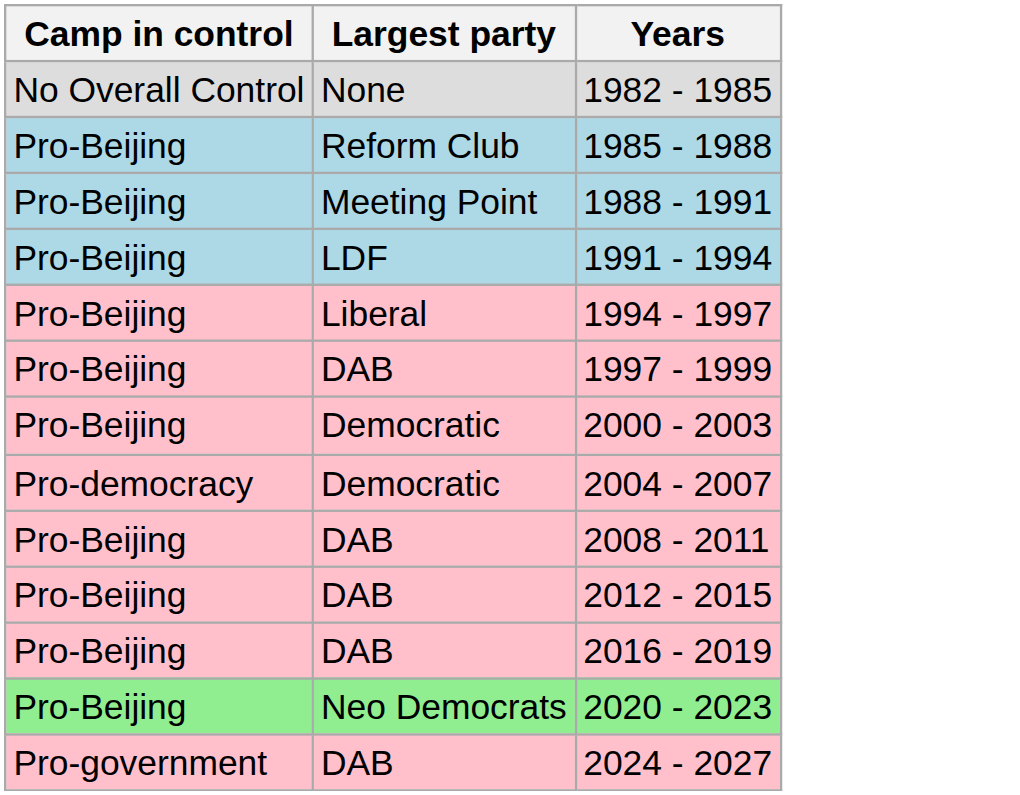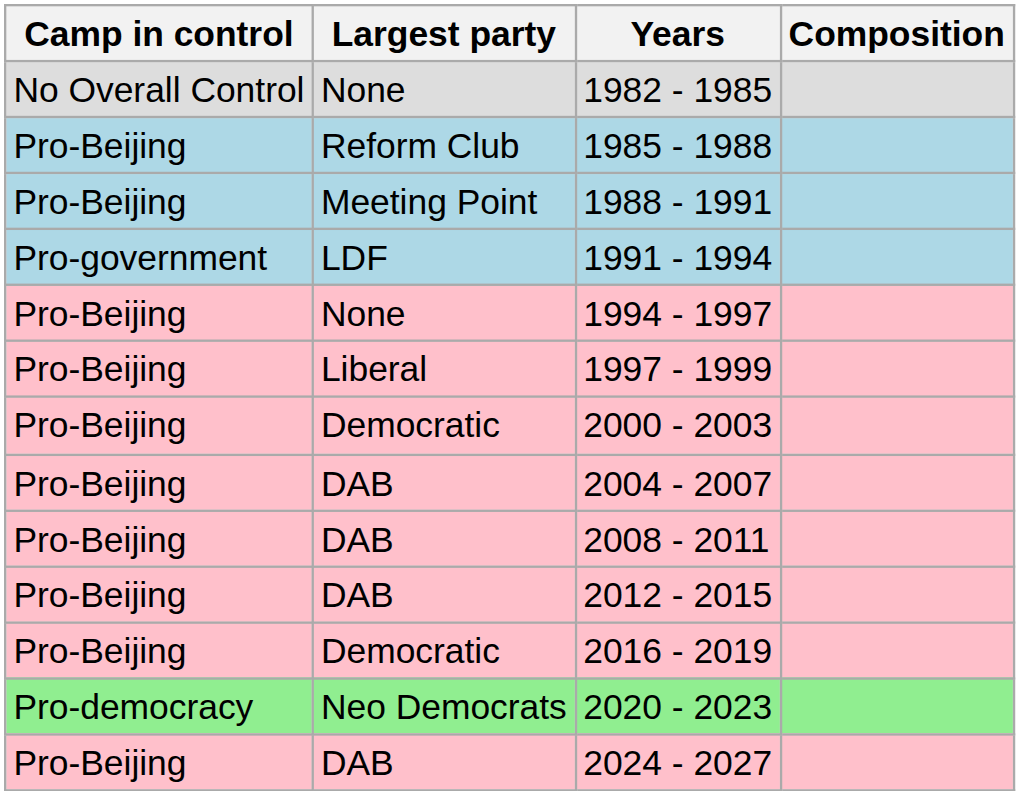+ column: (897, 33)
(100, 258) Pro-Beijing -> (140, 258) Pro-government
(374, 314) Liberal -> (363, 314) None
(357, 370) DAB -> (374, 370) Liberal
(133, 482) Pro-democracy -> (100, 482) Pro-Beijing
(410, 482) Democratic -> (357, 482) DAB
(357, 650) DAB -> (410, 650) Democratic
(100, 706) Pro-Beijing -> (133, 706) Pro-democracy
(140, 762) Pro-government -> (100, 762) Pro-Beijing
